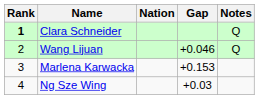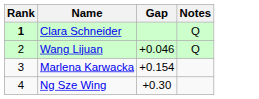- column: (157, 13)
(197, 67) +0.153 -> (157, 67) +0.154
(197, 85) +0.03 -> (157, 85) +0.30
